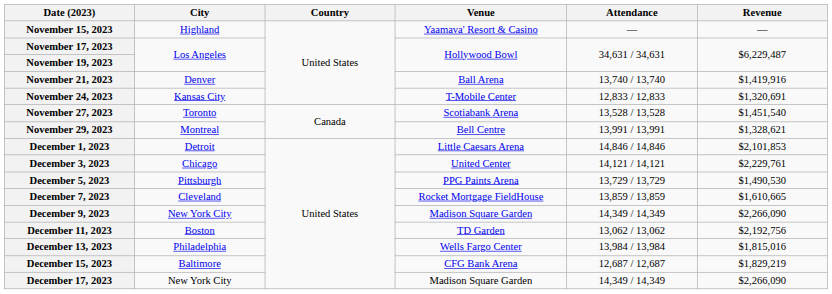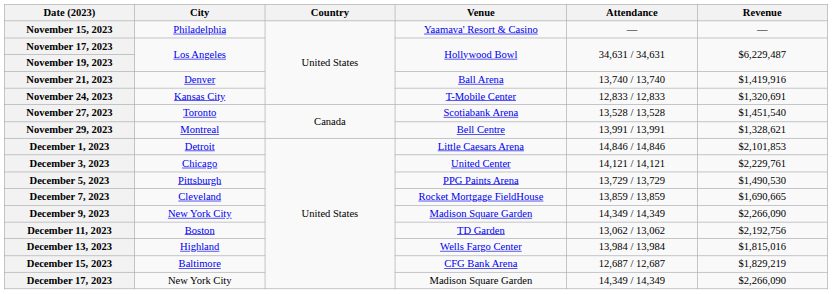(200, 29) Highland -> (200, 29) Philadelphia
(762, 197) $1,610,665 -> (762, 197) $1,690,665
(200, 247) Philadelphia -> (200, 247) Highland
